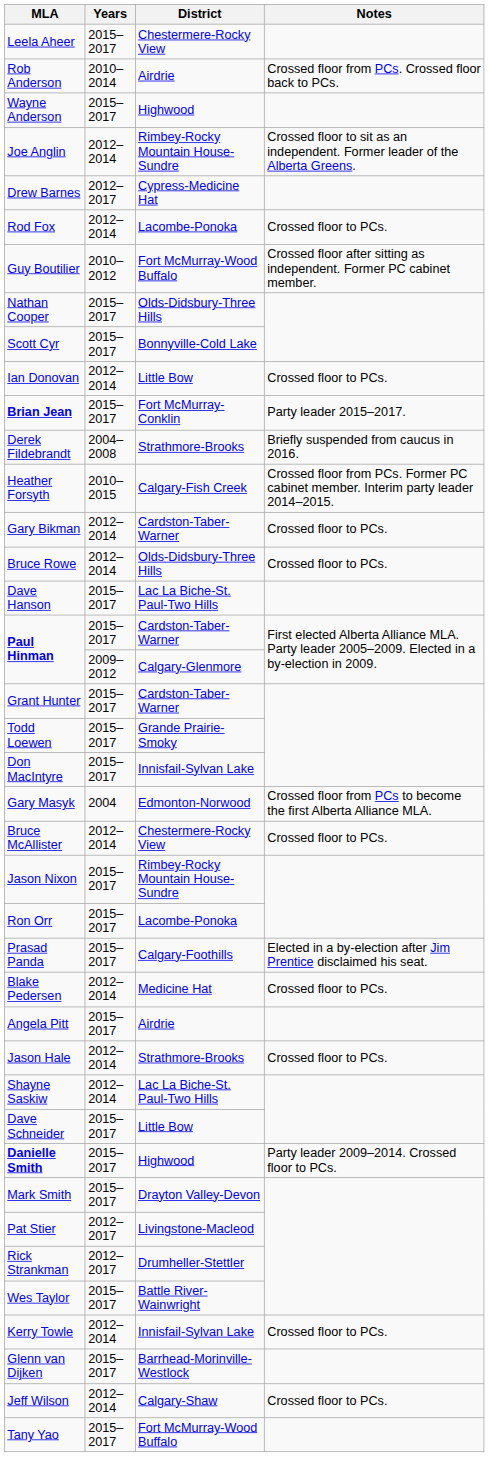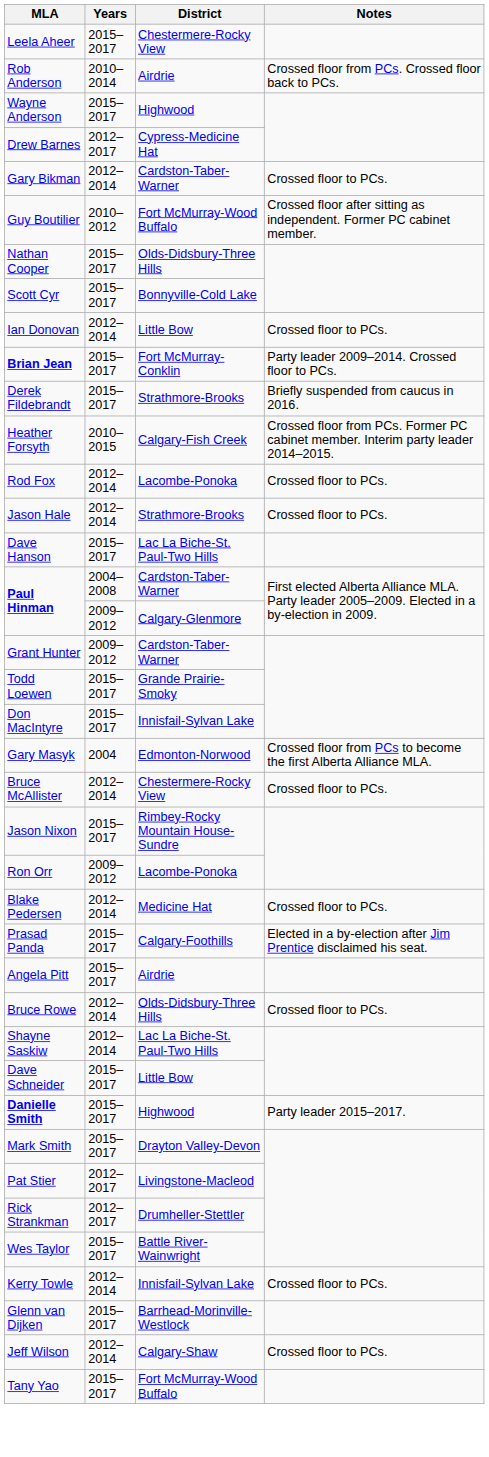- row: (36, 151)
rows swapped: (44, 529) <-> (31, 227)
(337, 412) Party leader 2015–2017. -> (362, 364) Party leader 2009–2014. Crossed floor to PCs.
(106, 447) 2004–2008 -> (106, 398) 2015–2017
rows swapped: (39, 1058) <-> (42, 564)
(106, 632) 2015–2017 -> (106, 584) 2004–2008
(106, 701) 2015–2017 -> (106, 652) 2009–2012
(106, 920) 2015–2017 -> (106, 872) 2009–2012
rows swapped: (27, 955) <-> (34, 989)
(362, 1160) Party leader 2009–2014. Crossed floor to PCs. -> (337, 1112) Party leader 2015–2017.
